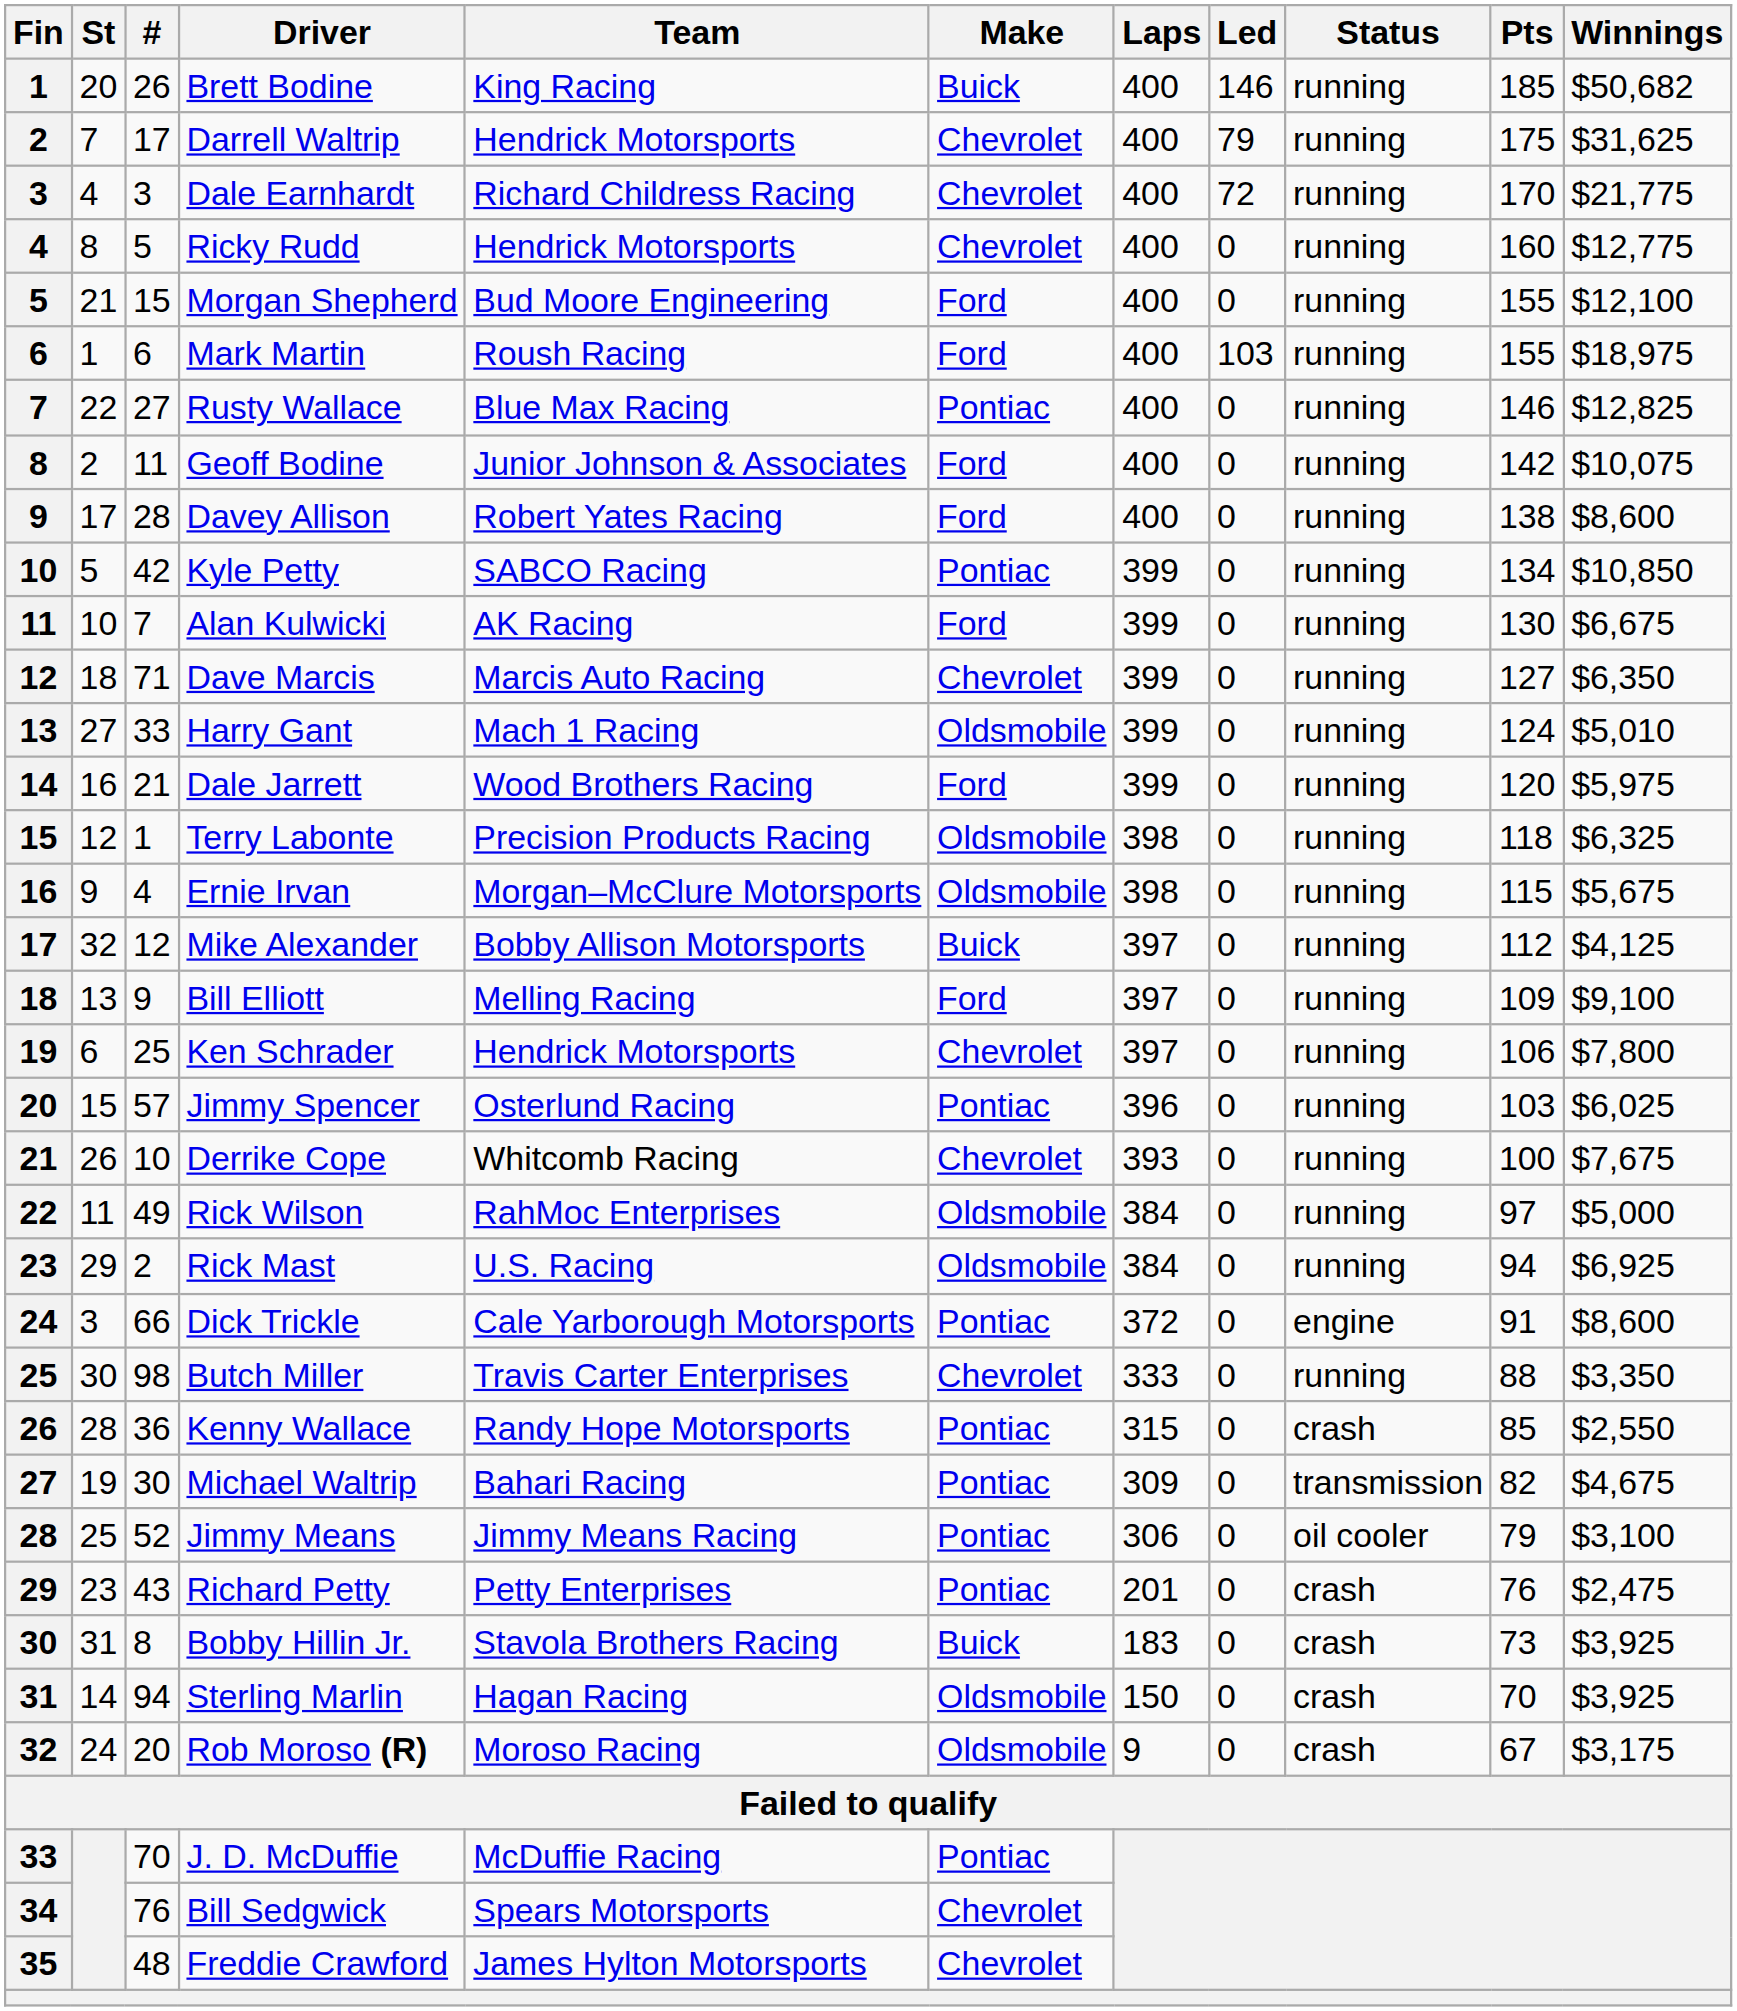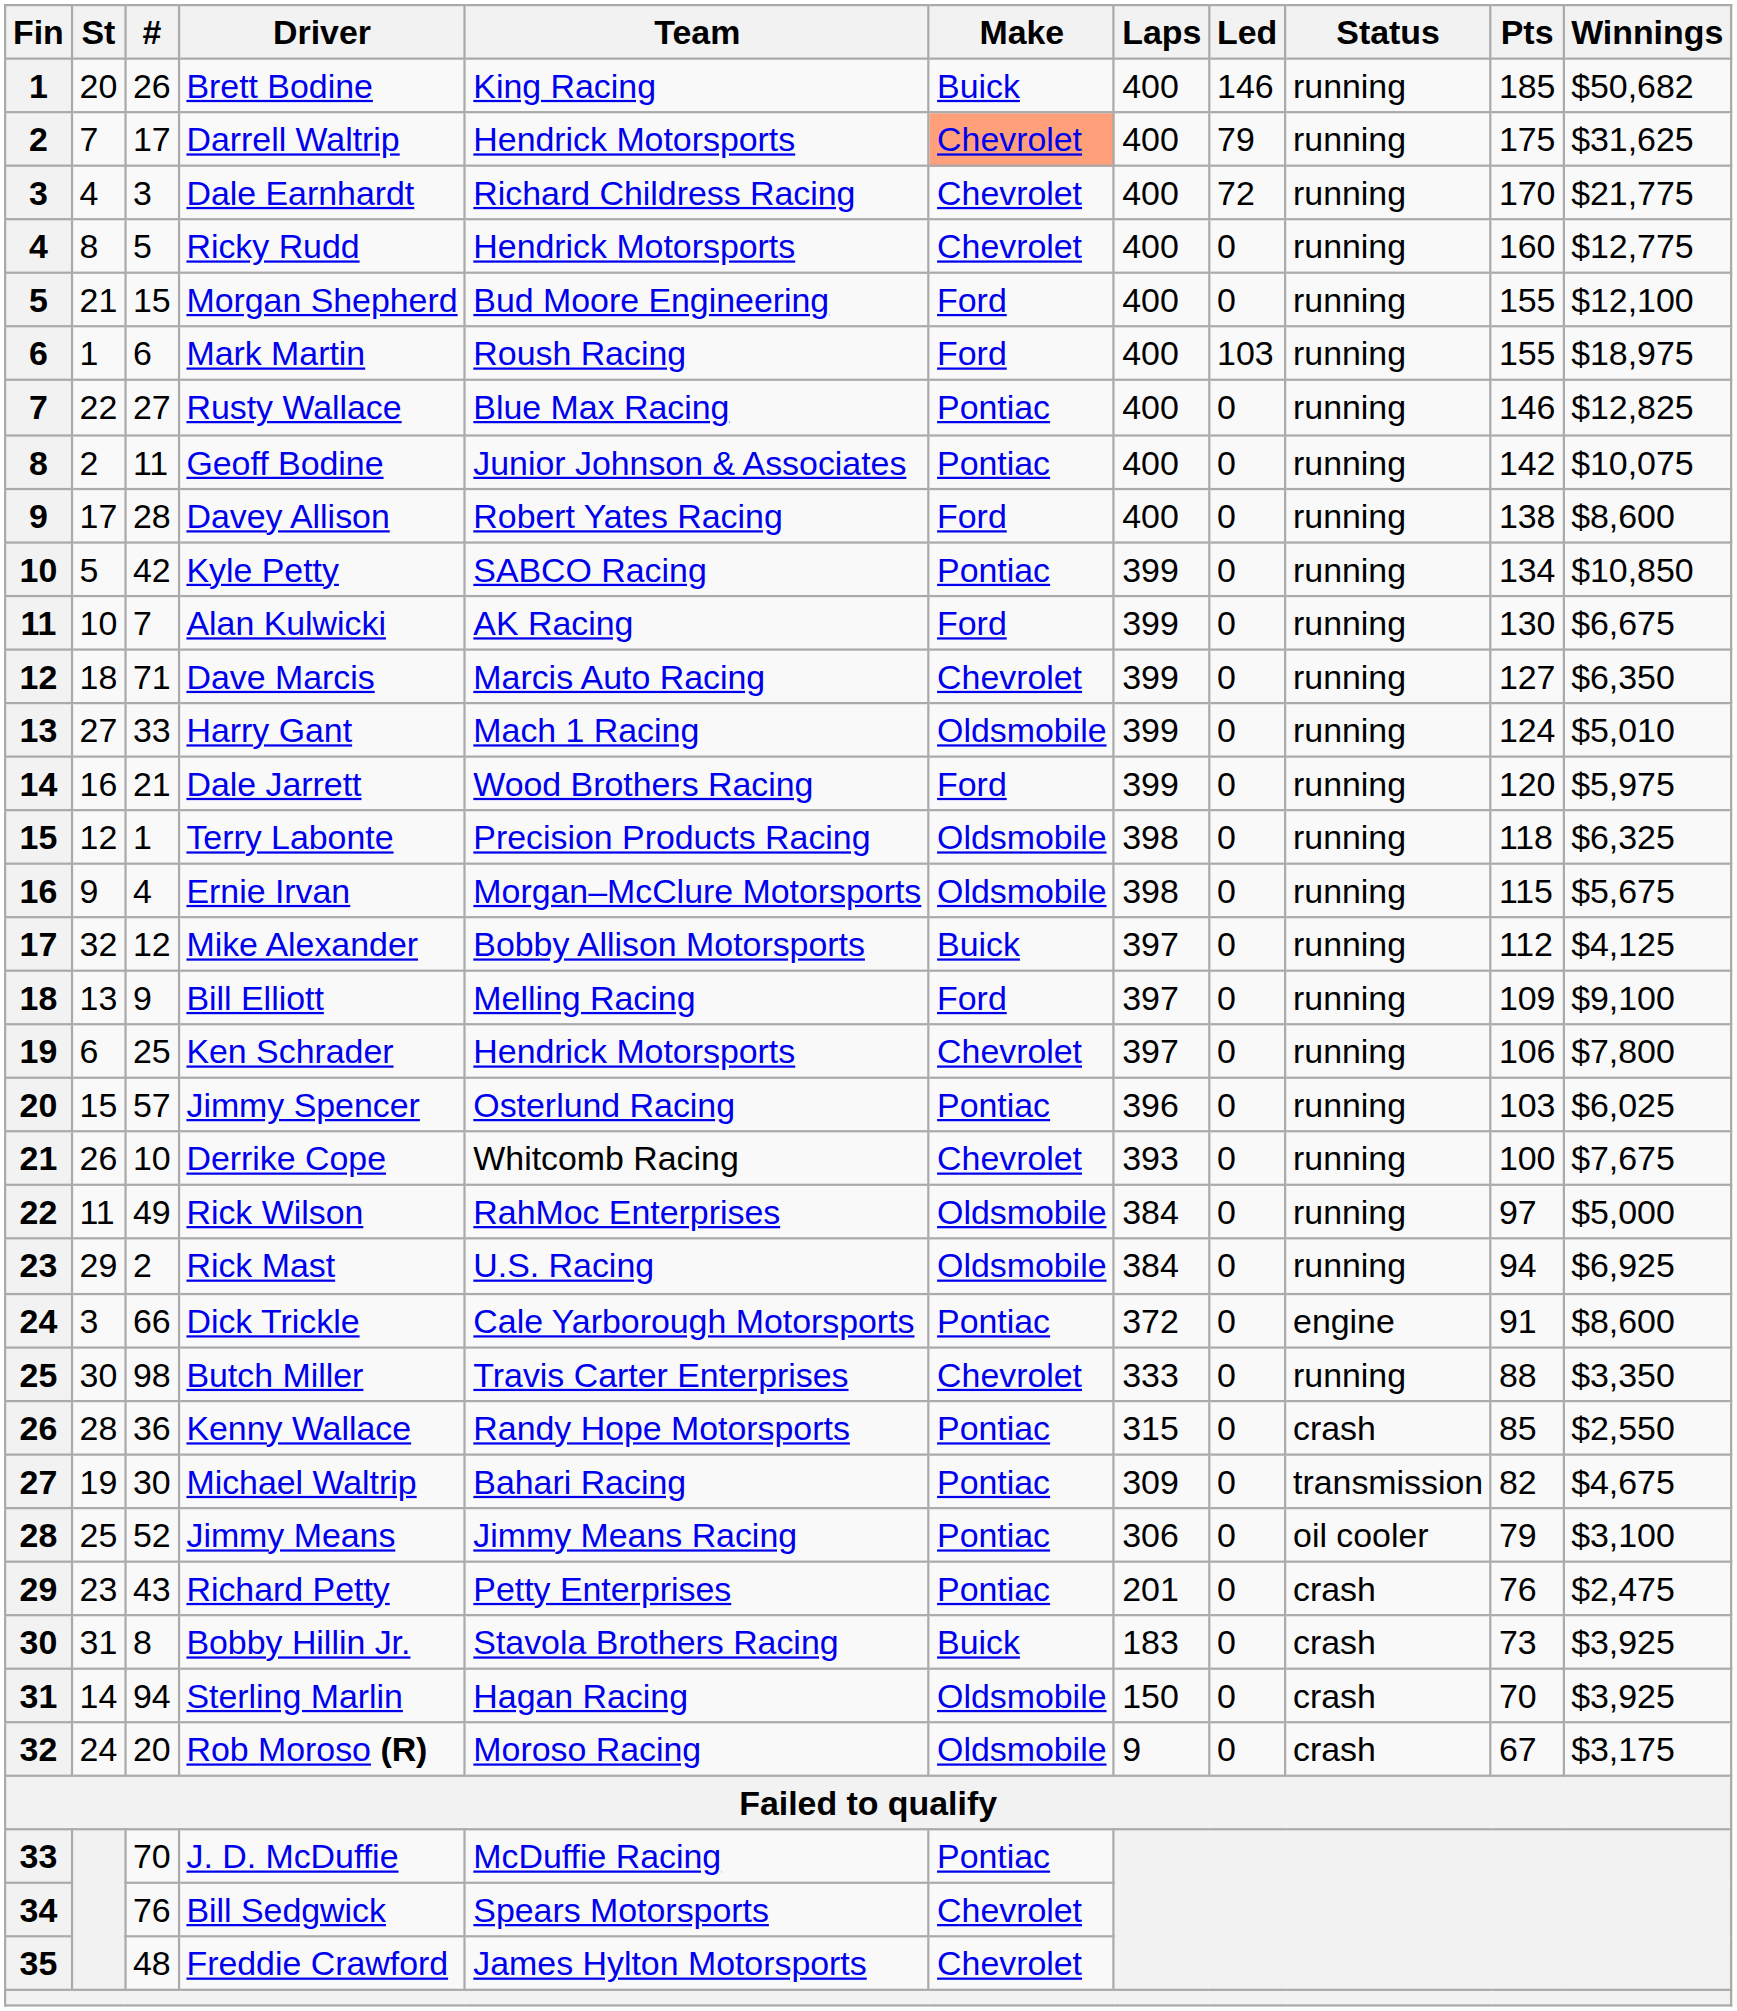(1010, 139) no background -> (1010, 139) lightsalmon background
(972, 461) Ford -> (994, 461) Pontiac
